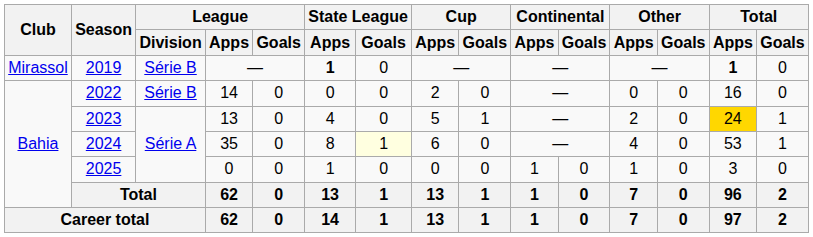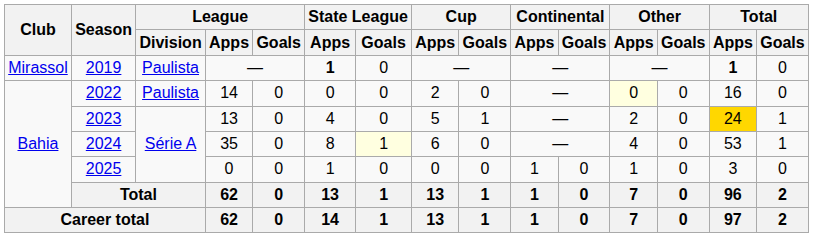(171, 67) Série B -> (171, 67) Paulista
(171, 93) Série B -> (171, 93) Paulista
(634, 93) no background -> (634, 93) lightyellow background
